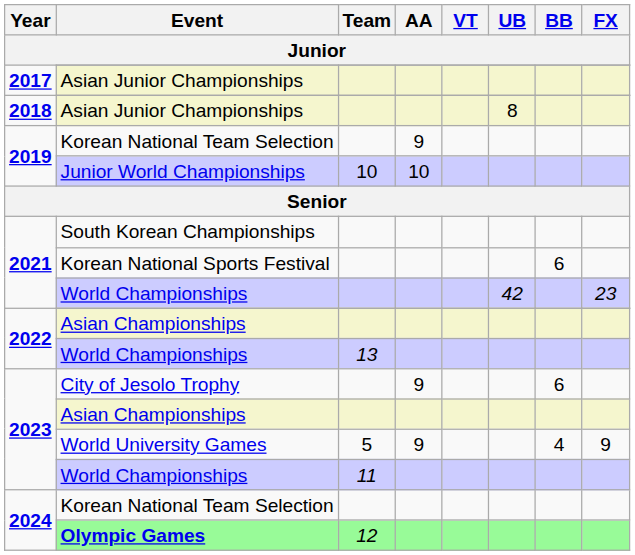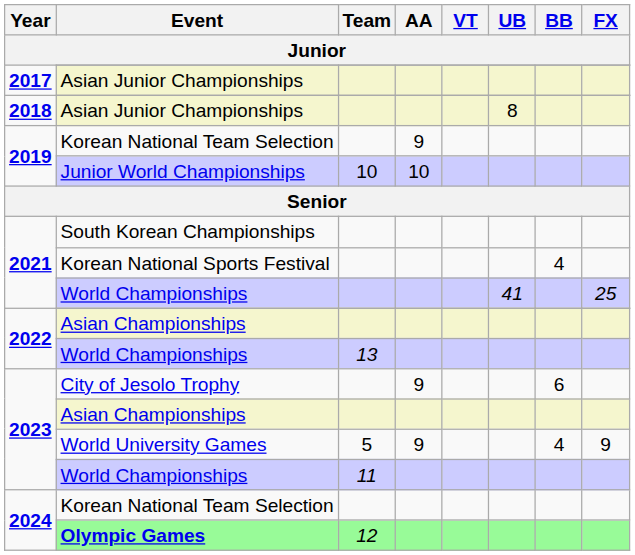(559, 263) 6 -> (559, 263) 4
(512, 293) 42 -> (512, 293) 41
(606, 293) 23 -> (606, 293) 25
